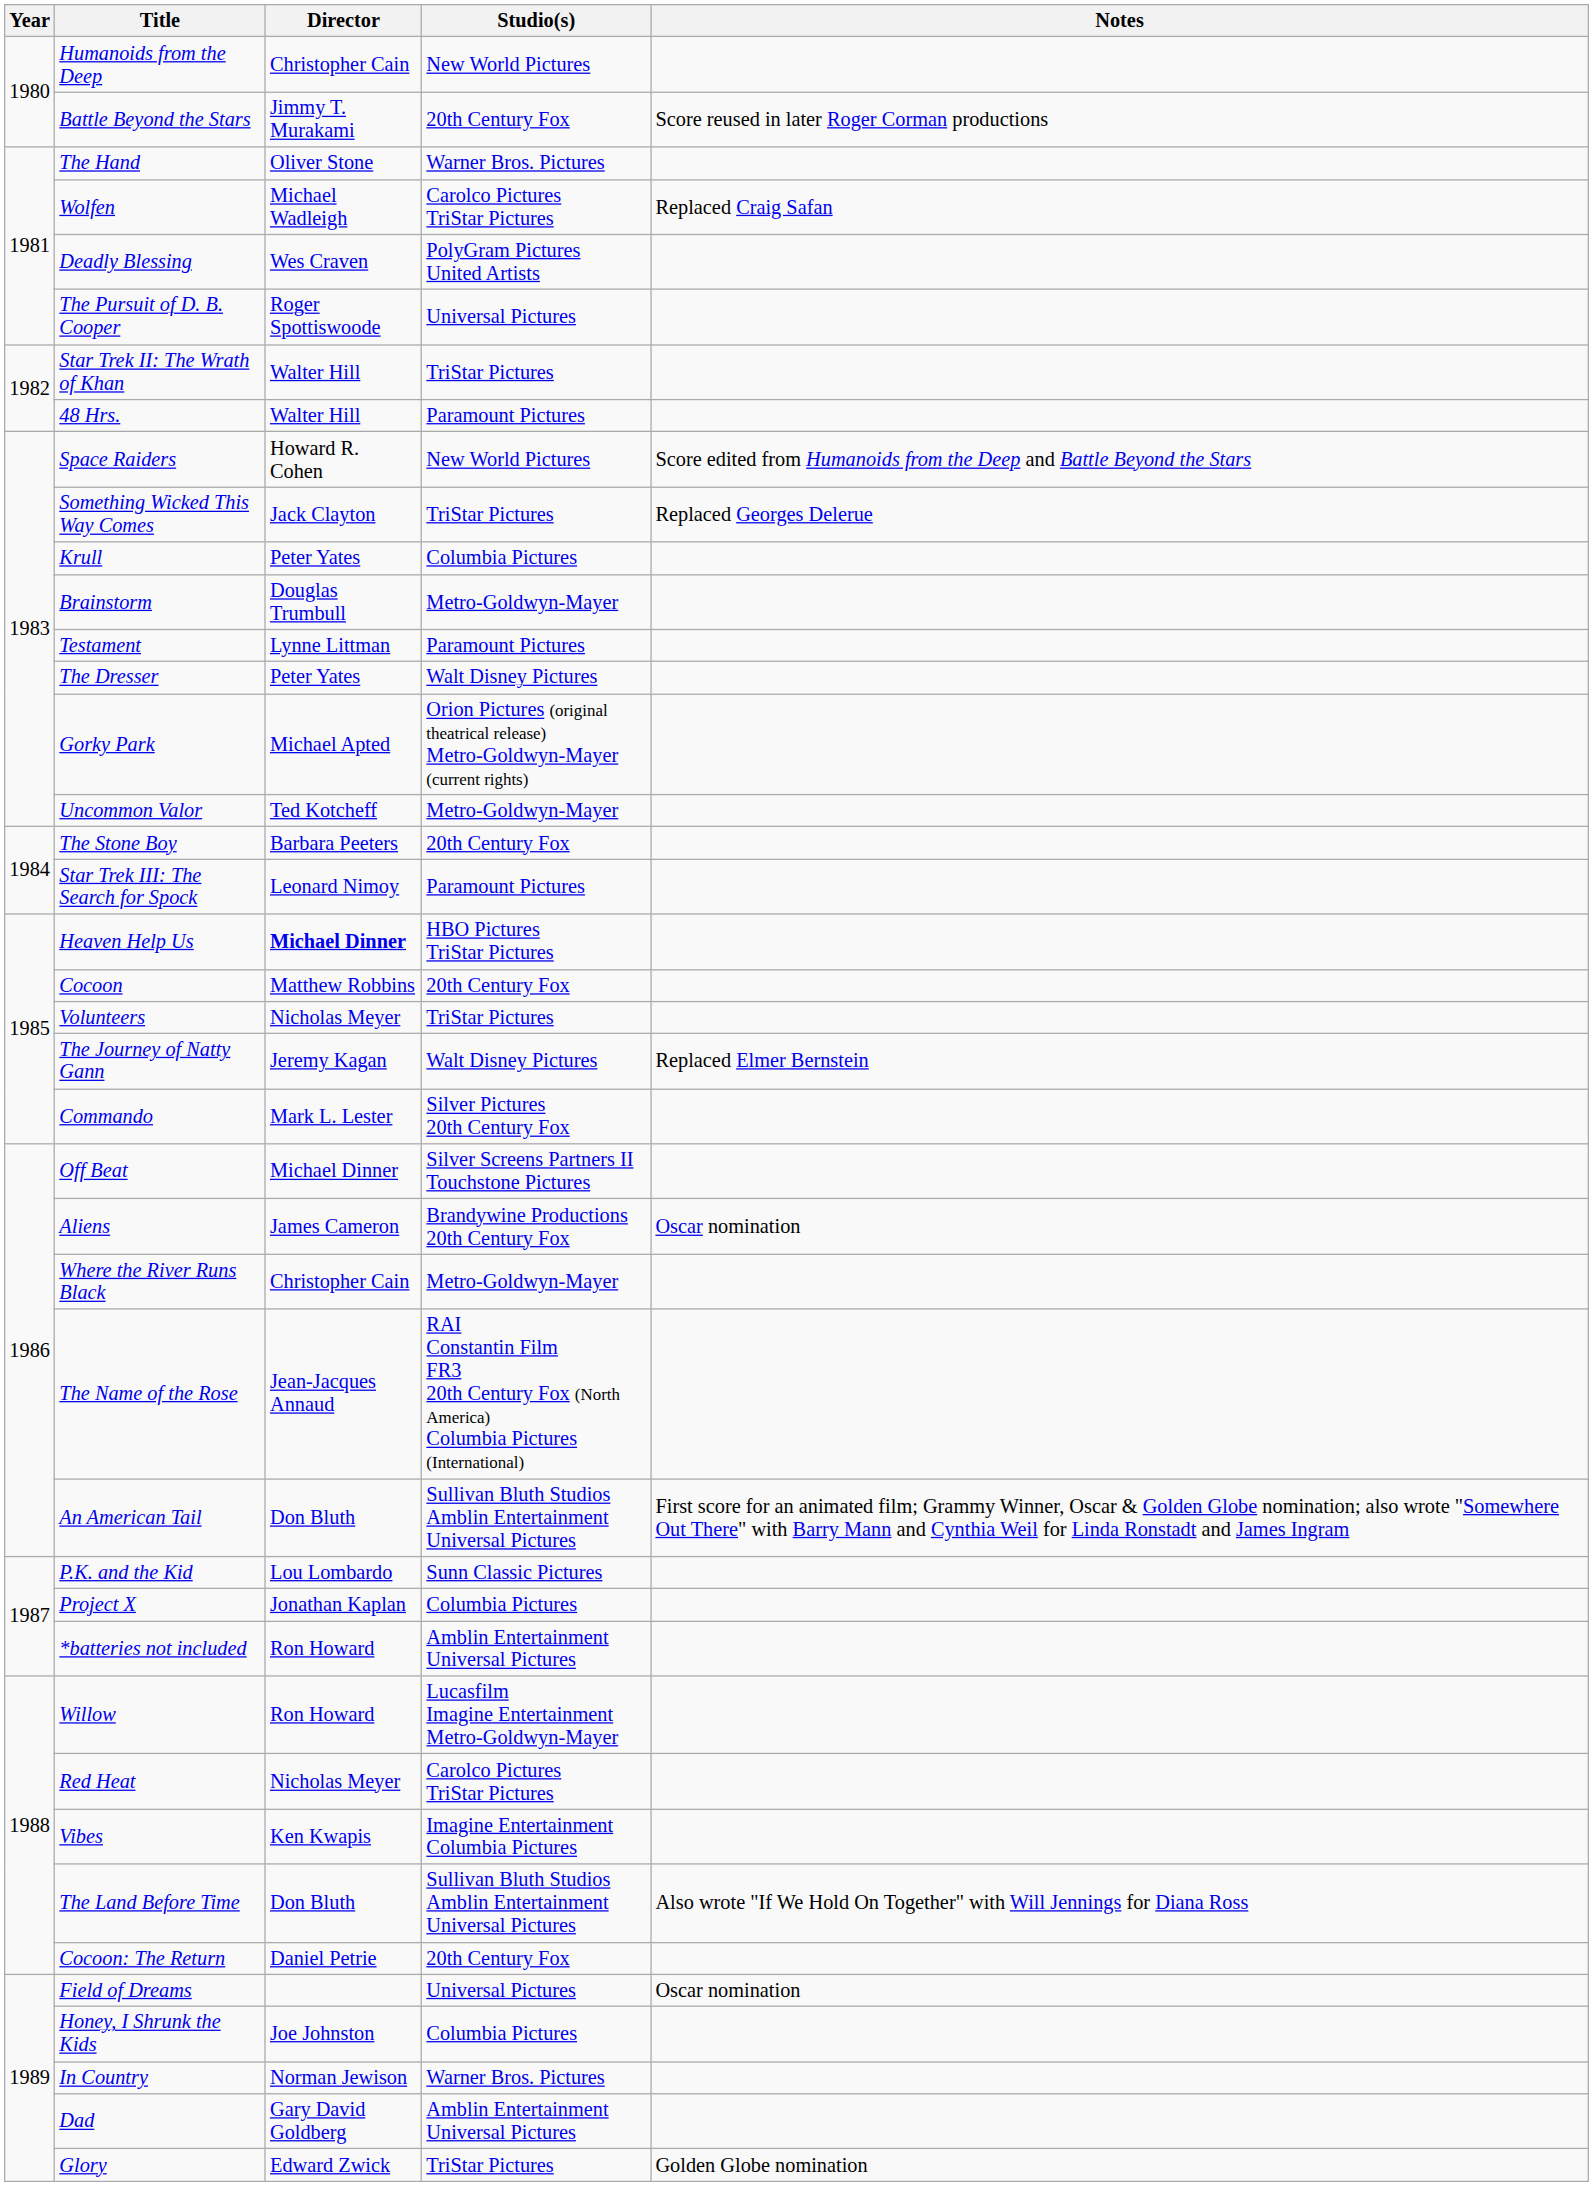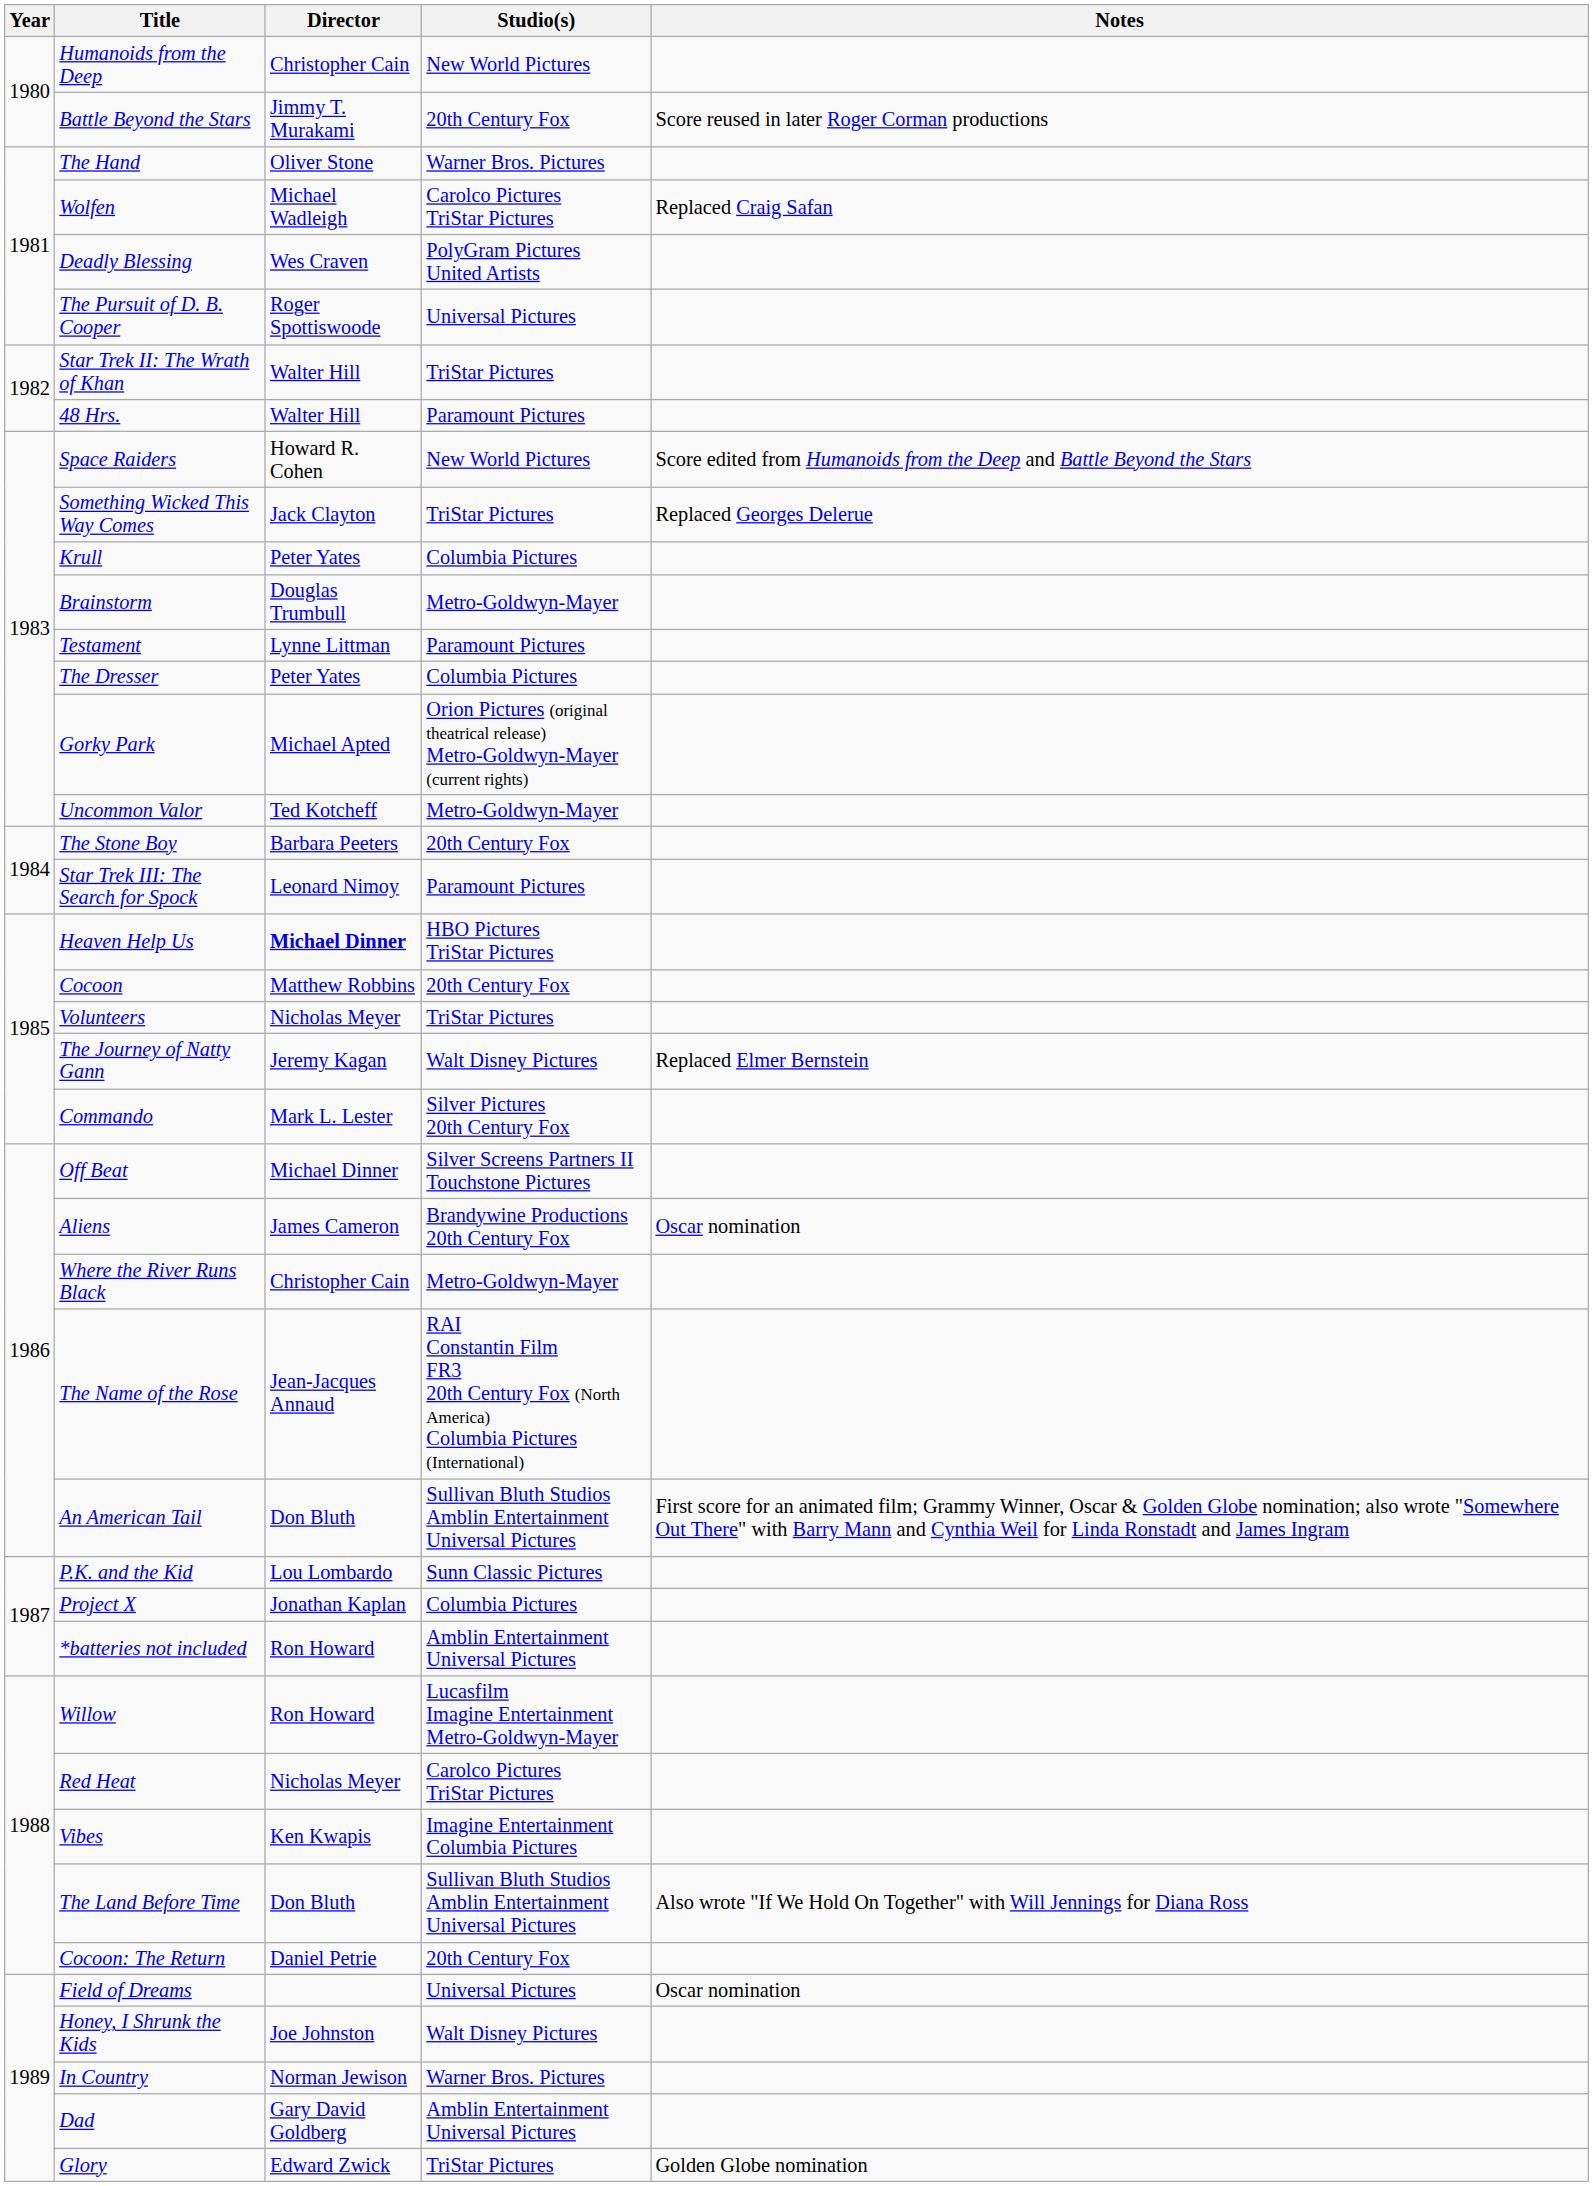(512, 677) Walt Disney Pictures -> (502, 677) Columbia Pictures
(502, 2033) Columbia Pictures -> (512, 2033) Walt Disney Pictures
